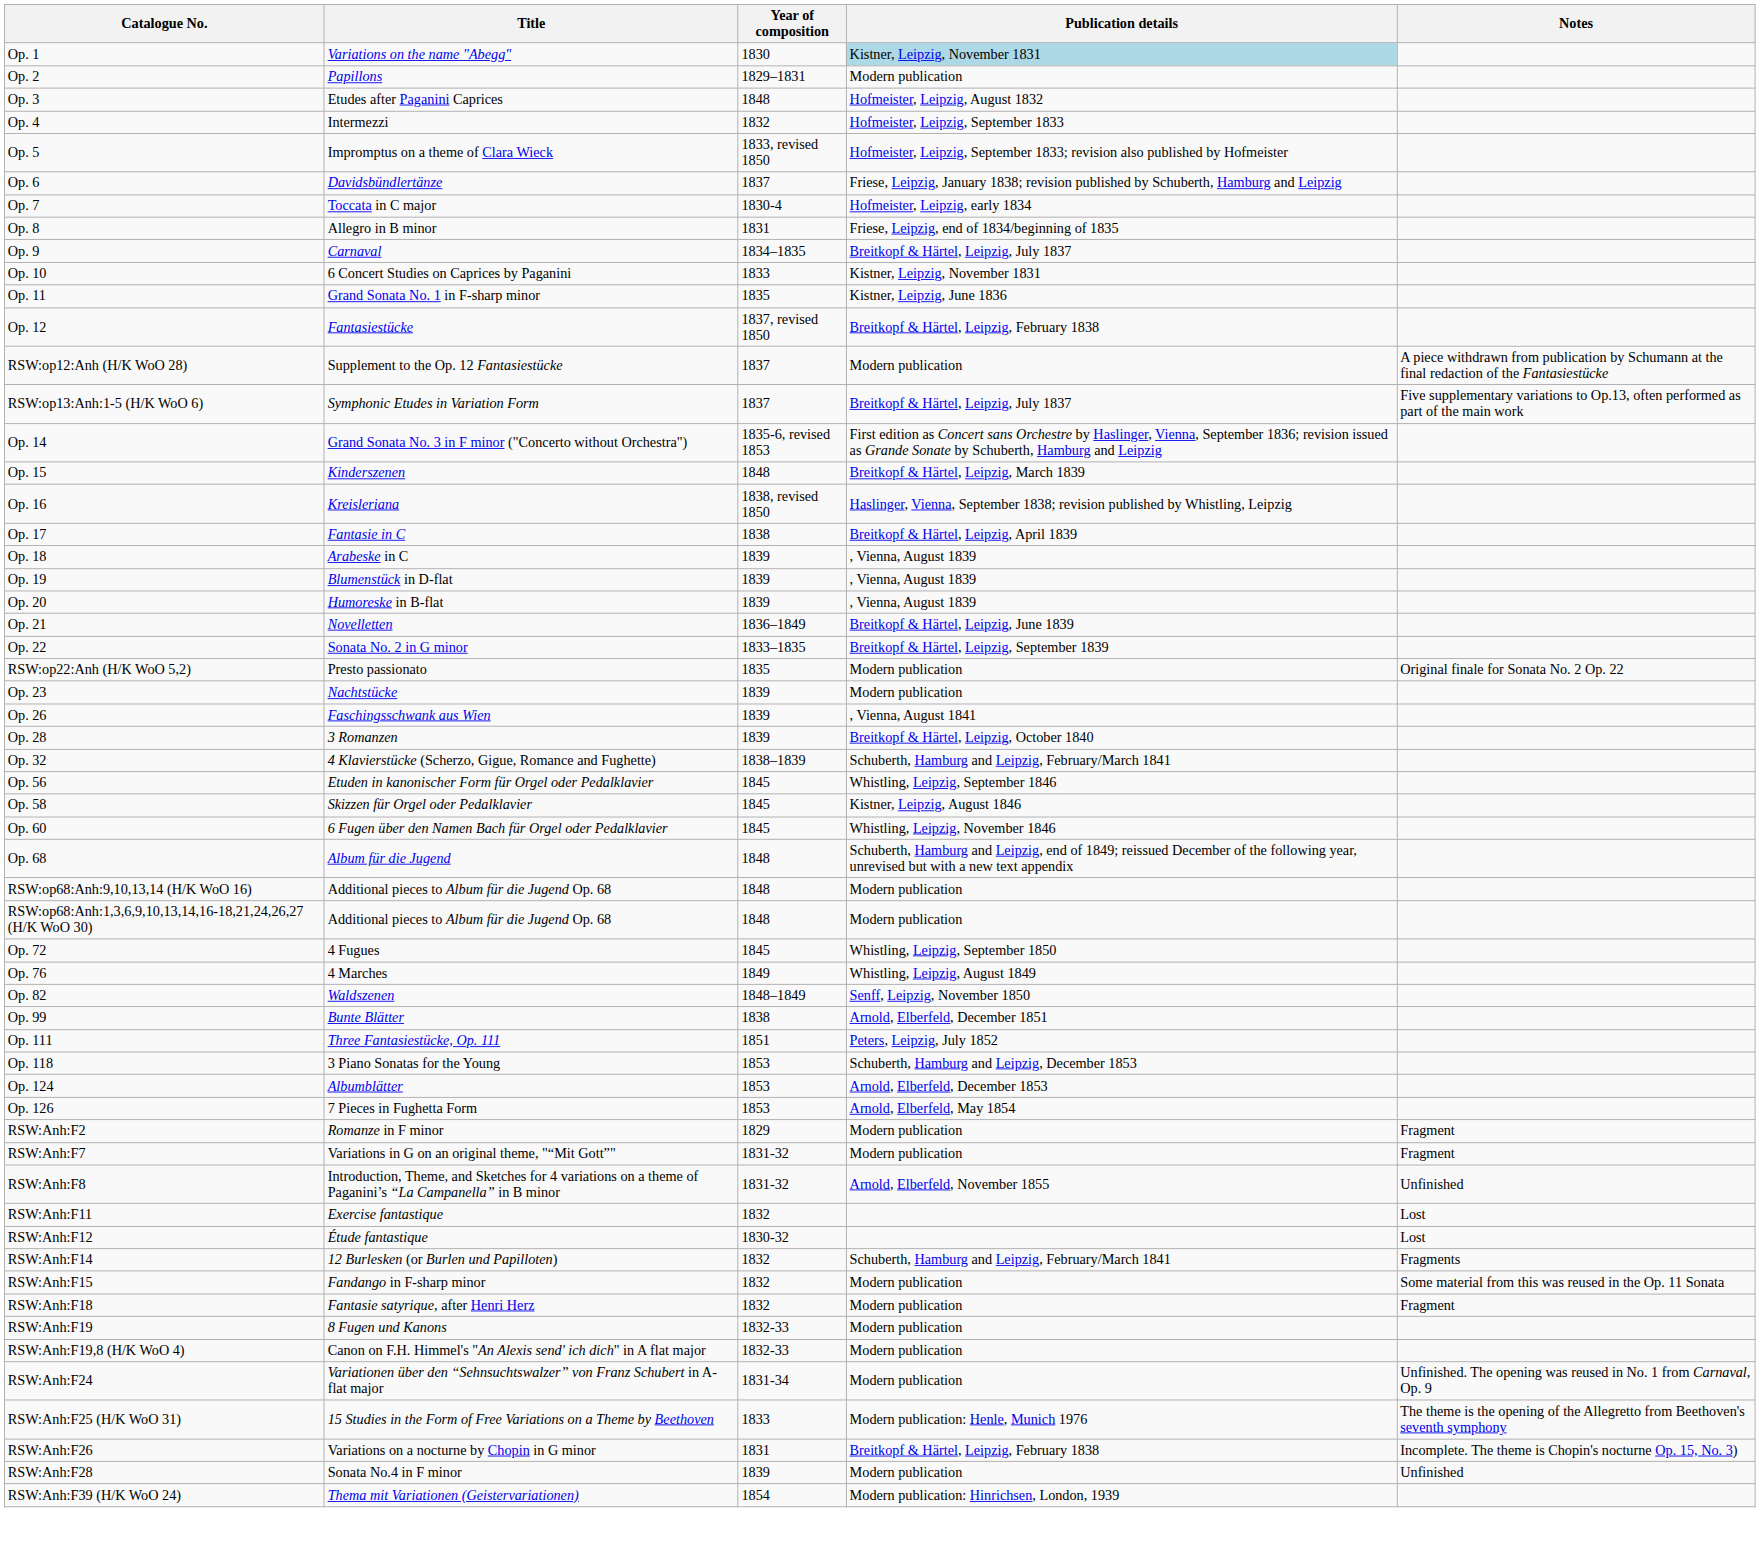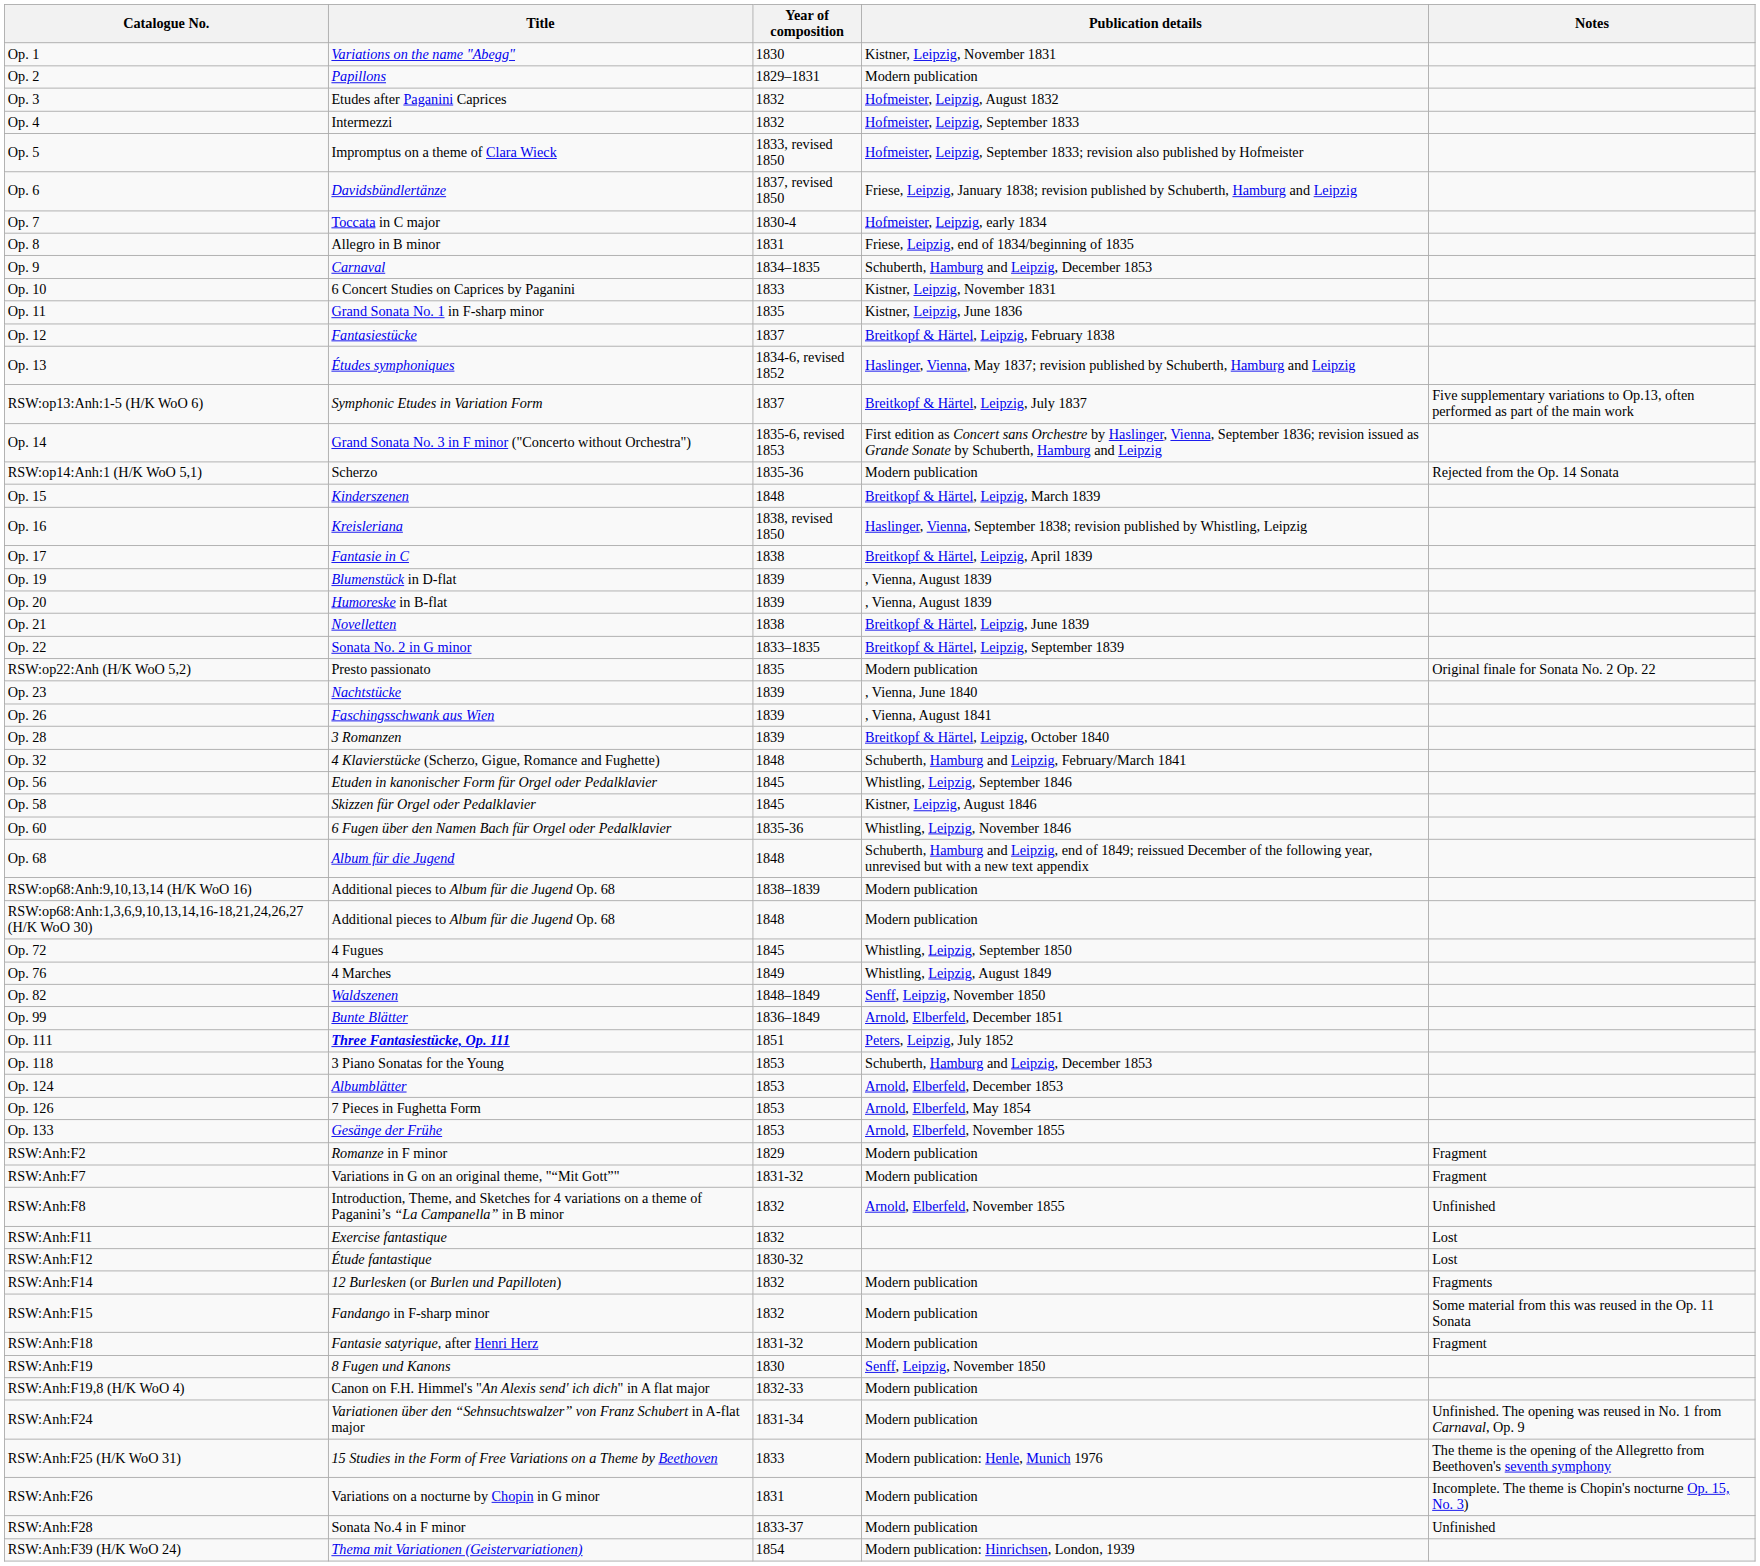(945, 54) lightblue background -> (961, 54) no background
(756, 99) 1848 -> (770, 99) 1832
(756, 183) 1837 -> (794, 191) 1837, revised 1850
(961, 251) Breitkopf & Härtel, Leipzig, July 1837 -> (1009, 267) Schuberth, Hamburg and Leipzig, December 1853
(780, 326) 1837, revised 1850 -> (770, 334) 1837
- row: (98, 365)
+ row: (27, 365)
+ row: (105, 473)
- row: (27, 557)
(774, 624) 1836–1849 -> (770, 624) 1838
(906, 692) Modern publication -> (921, 692) , Vienna, June 1840
(774, 760) 1838–1839 -> (770, 760) 1848
(756, 828) 1845 -> (780, 828) 1835-36
(756, 889) 1848 -> (788, 889) 1838–1839
(756, 1018) 1838 -> (788, 1018) 1836–1849
(414, 1040) normal -> (421, 1040) bold
+ row: (31, 1131)
(765, 1184) 1831-32 -> (770, 1206) 1832
(1010, 1260) Schuberth, Hamburg and Leipzig, February/March 1841 -> (921, 1282) Modern publication
(756, 1305) 1832 -> (780, 1343) 1831-32
(765, 1327) 1832-33 -> (770, 1366) 1830
(906, 1327) Modern publication -> (955, 1366) Senff, Leipzig, November 1850
(974, 1450) Breitkopf & Härtel, Leipzig, February 1838 -> (921, 1496) Modern publication
(756, 1472) 1839 -> (780, 1527) 1833-37
